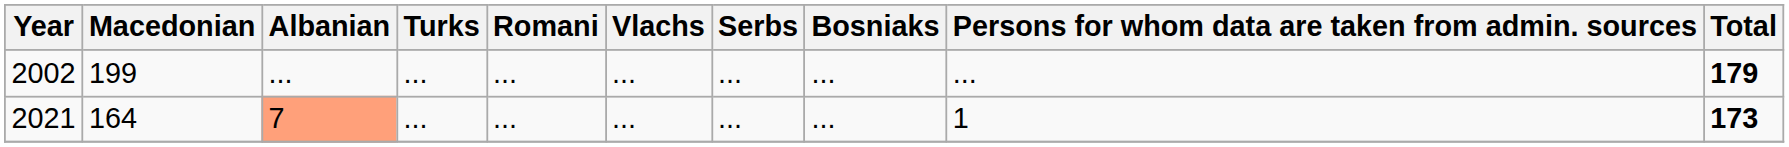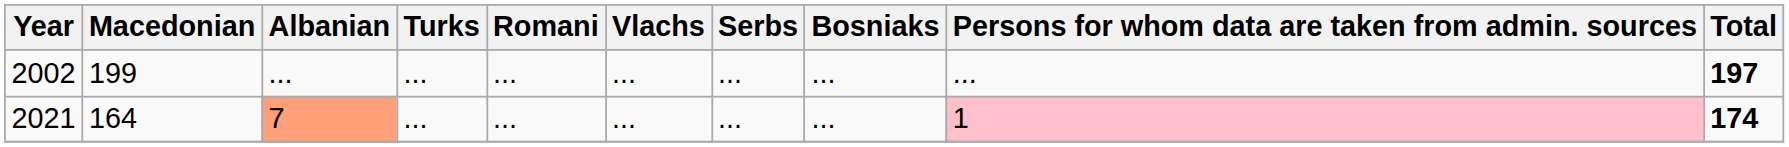(1734, 73) 179 -> (1734, 73) 197
(961, 118) no background -> (961, 118) pink background
(1734, 118) 173 -> (1734, 118) 174
